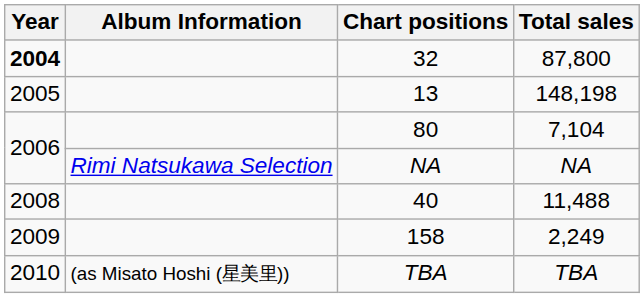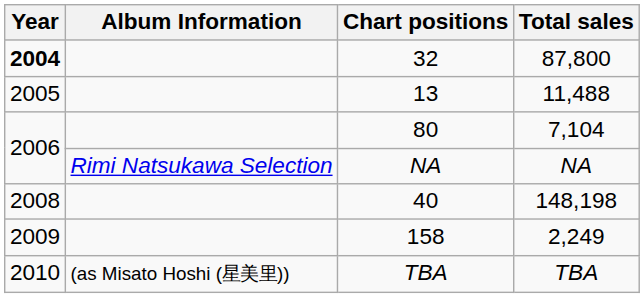(576, 93) 148,198 -> (576, 93) 11,488
(576, 201) 11,488 -> (576, 201) 148,198
